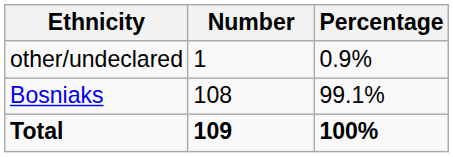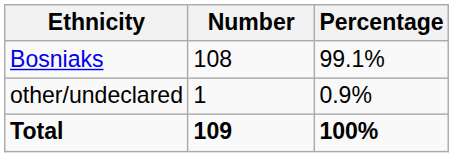rows swapped: (57, 95) <-> (96, 59)
